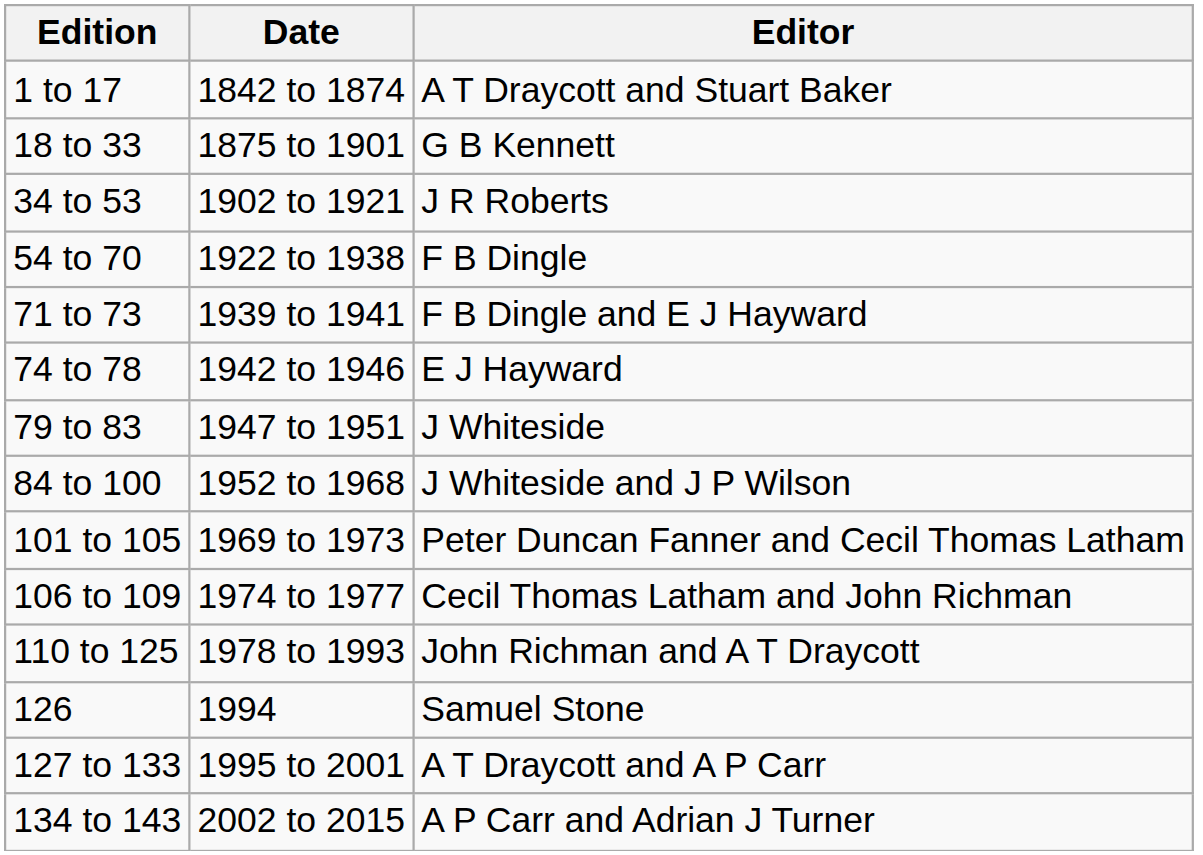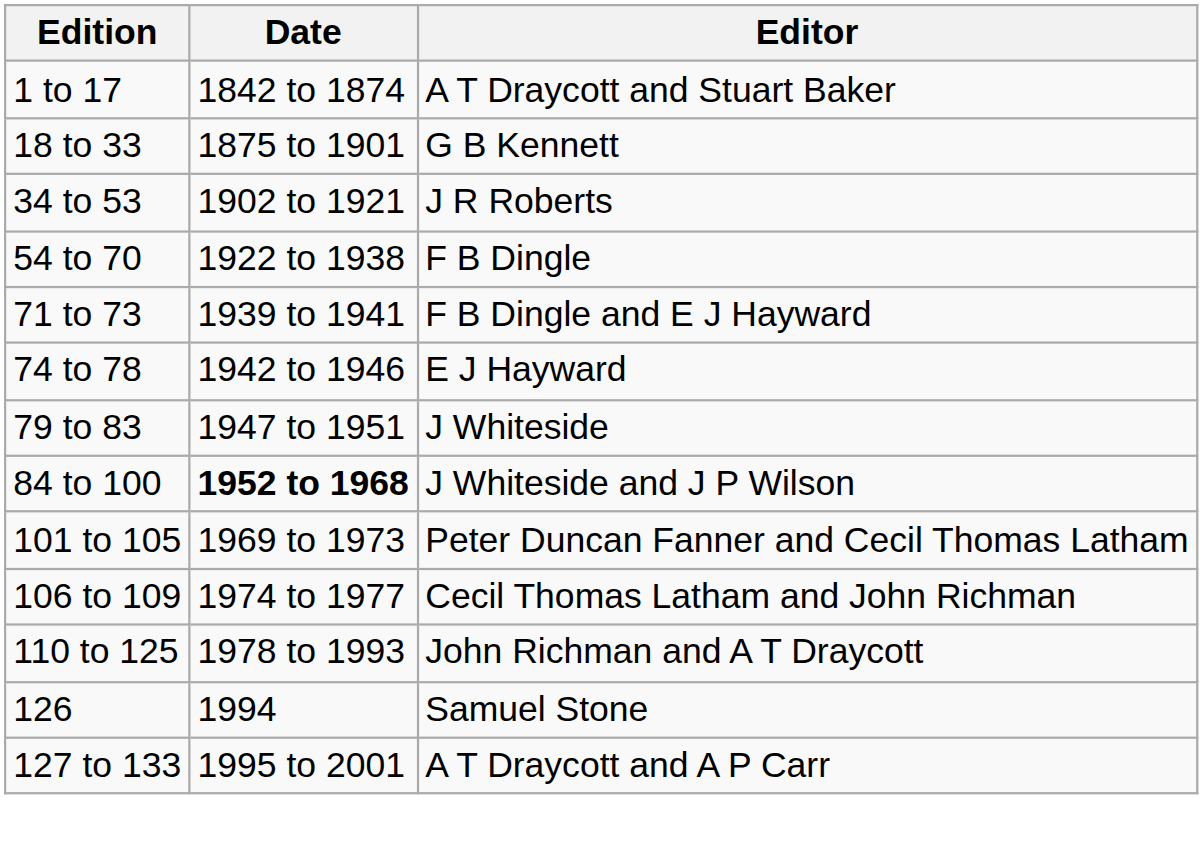(301, 483) normal -> (303, 483) bold
- row: (97, 821)
